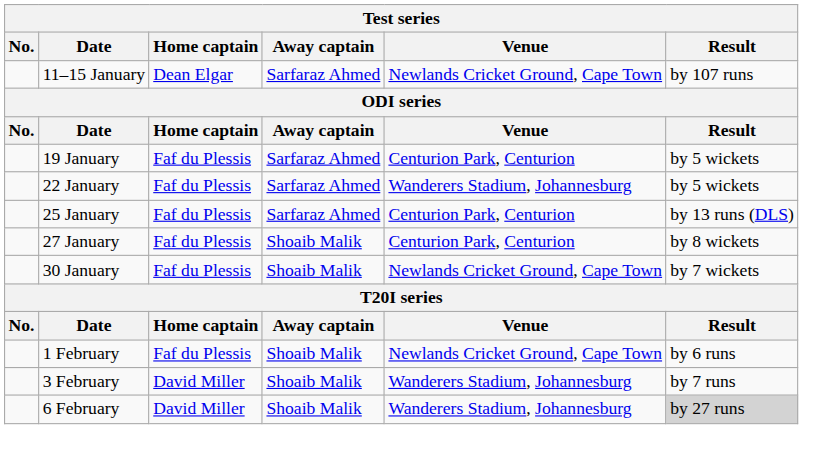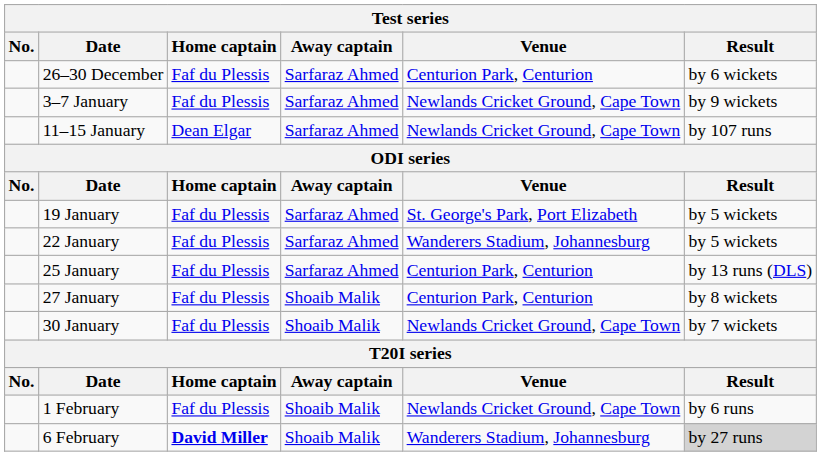+ row: (103, 74)
+ row: (85, 102)
(482, 158) Centurion Park, Centurion -> (522, 213) St. George's Park, Port Elizabeth
- row: (81, 381)
(199, 409) normal -> (220, 437) bold
